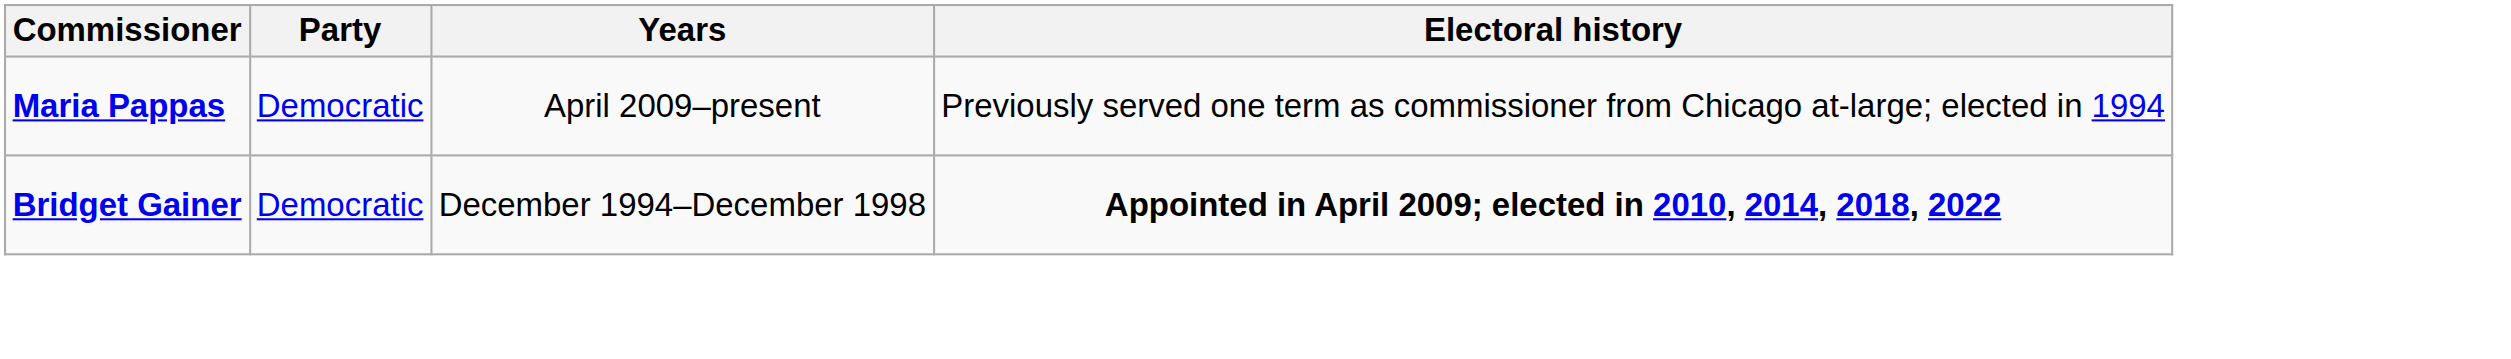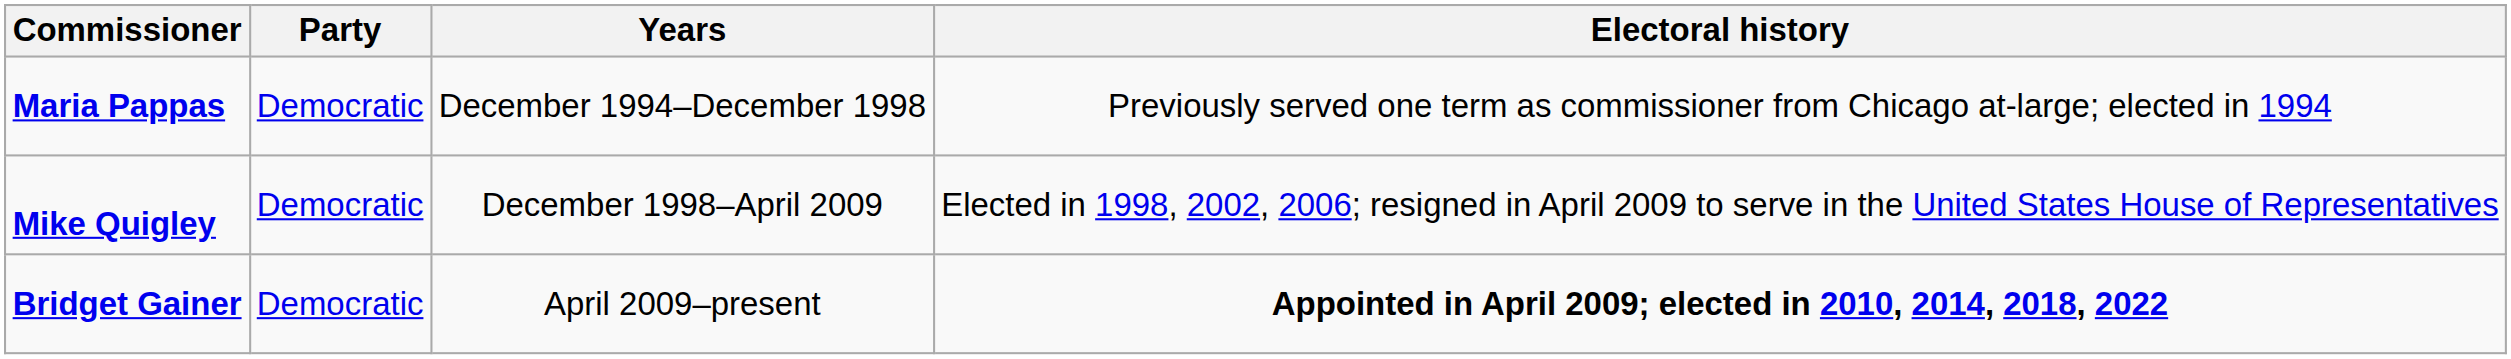(682, 106) April 2009–present -> (682, 106) December 1994–December 1998
+ row: (114, 223)
(682, 205) December 1994–December 1998 -> (682, 303) April 2009–present
